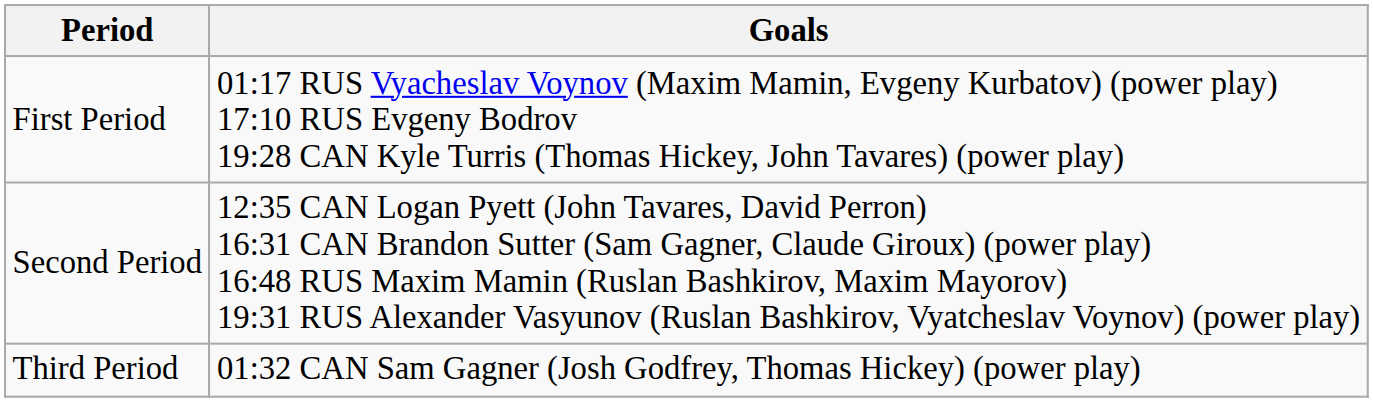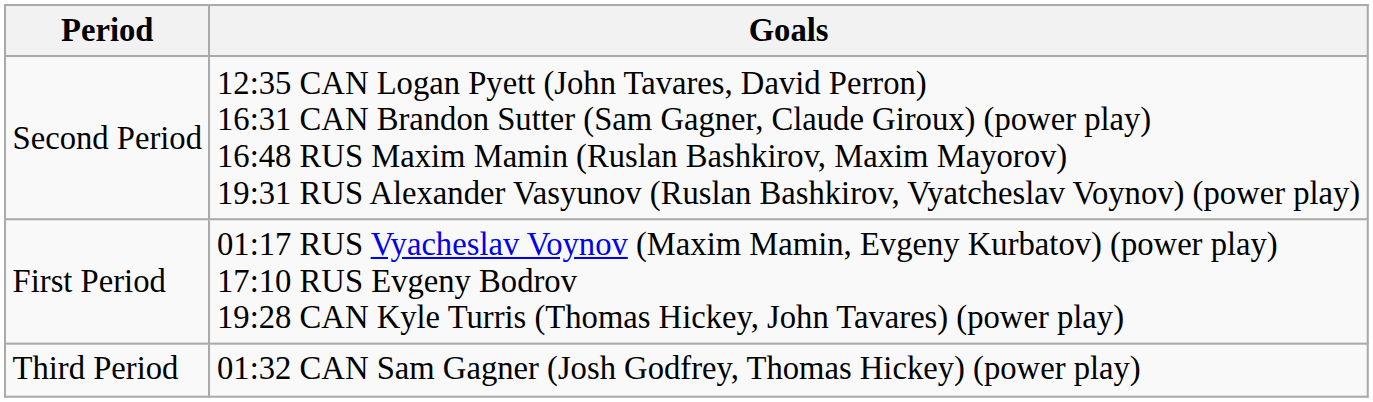rows swapped: (89, 118) <-> (107, 262)
